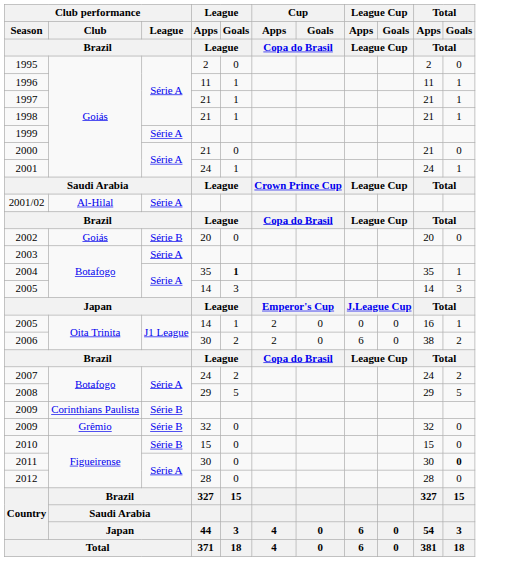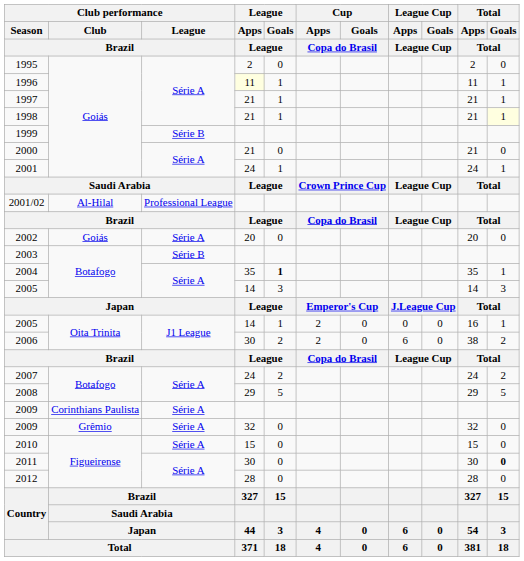(206, 82) no background -> (250, 82) lightyellow background
(459, 116) no background -> (503, 116) lightyellow background
(166, 133) Série A -> (188, 133) Série B
(166, 202) Série A -> (188, 202) Professional League
(166, 237) Série B -> (188, 237) Série A
(166, 254) Série A -> (188, 254) Série B
(166, 409) Série B -> (188, 409) Série A
(166, 427) Série B -> (188, 427) Série A
(166, 444) Série B -> (188, 444) Série A
